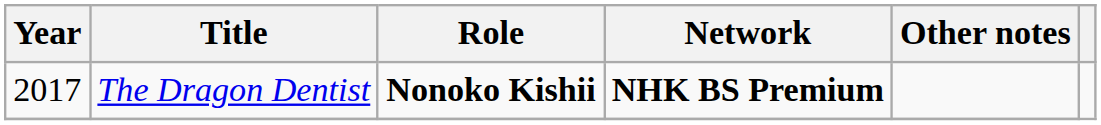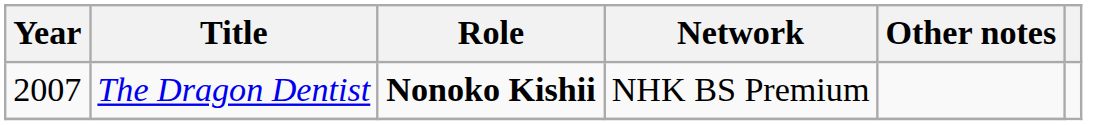(47, 89) 2017 -> (47, 89) 2007
(748, 89) bold -> (741, 89) normal
